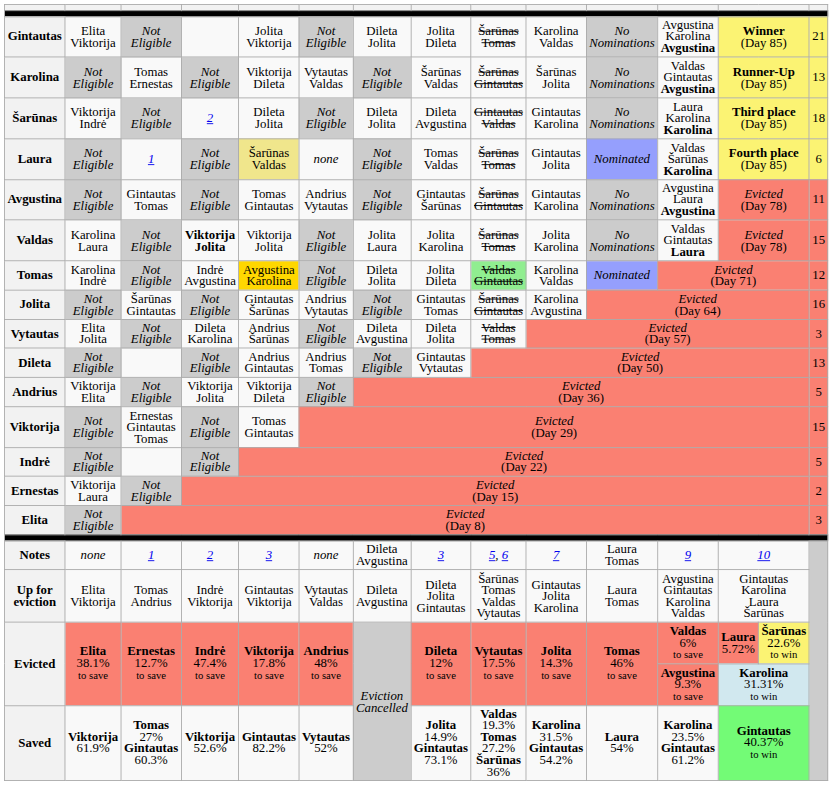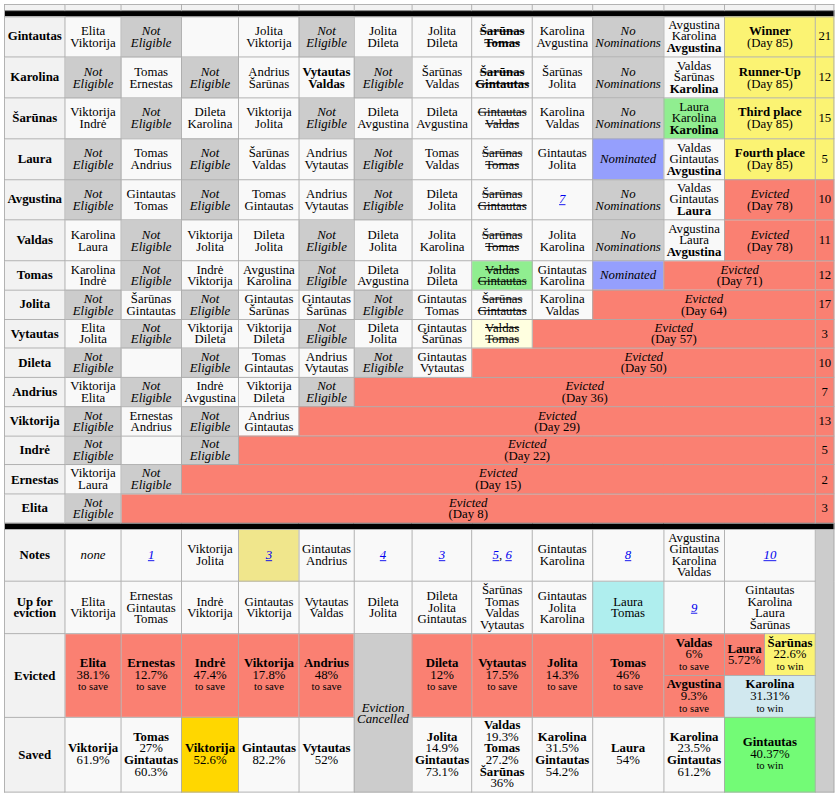(382, 37) Dileta Jolita -> (383, 37) Jolita Dileta
(499, 37) normal -> (502, 37) bold
(556, 37) Karolina Valdas -> (562, 37) Karolina Avgustina
(269, 77) Viktorija Dileta -> (269, 77) Andrius Šarūnas
(326, 77) normal -> (327, 77) bold
(499, 77) normal -> (502, 77) bold
(688, 77) Valdas Gintautas Avgustina -> (694, 77) Valdas Šarūnas Karolina
(819, 77) 13 -> (825, 77) 12
(210, 118) 2 -> (210, 118) Dileta Karolina
(269, 118) Dileta Jolita -> (269, 118) Viktorija Jolita
(382, 118) Dileta Jolita -> (383, 118) Dileta Avgustina
(556, 118) Gintautas Karolina -> (562, 118) Karolina Valdas
(688, 118) no background -> (694, 118) lightgreen background
(819, 118) 18 -> (825, 118) 15
(151, 159) 1 -> (151, 159) Tomas Andrius
(269, 159) khaki background -> (269, 159) no background
(326, 159) none -> (327, 159) Andrius Vytautas
(688, 159) Valdas Šarūnas Karolina -> (694, 159) Valdas Gintautas Avgustina
(819, 159) 6 -> (825, 159) 5
(441, 200) Gintautas Šarūnas -> (442, 200) Dileta Jolita
(556, 200) Gintautas Karolina -> (562, 200) 7
(688, 200) Avgustina Laura Avgustina -> (694, 200) Valdas Gintautas Laura
(819, 200) 11 -> (825, 200) 10
(210, 240) bold -> (210, 240) normal
(269, 240) Viktorija Jolita -> (269, 240) Dileta Jolita
(382, 240) Jolita Laura -> (383, 240) Dileta Jolita
(688, 240) Valdas Gintautas Laura -> (694, 240) Avgustina Laura Avgustina
(819, 240) 15 -> (825, 240) 11
(210, 275) Indrė Avgustina -> (210, 275) Indrė Viktorija
(269, 275) gold background -> (269, 275) no background
(382, 275) Dileta Jolita -> (383, 275) Dileta Avgustina
(556, 275) Karolina Valdas -> (562, 275) Gintautas Karolina
(326, 304) Andrius Vytautas -> (327, 304) Gintautas Šarūnas
(556, 304) Karolina Avgustina -> (562, 304) Karolina Valdas
(819, 304) 16 -> (825, 304) 17
(210, 334) Dileta Karolina -> (210, 334) Viktorija Dileta
(269, 334) Andrius Šarūnas -> (269, 334) Viktorija Dileta
(382, 334) Dileta Avgustina -> (383, 334) Dileta Jolita
(441, 334) Dileta Jolita -> (442, 334) Gintautas Šarūnas
(499, 334) no background -> (502, 334) lightyellow background
(269, 363) Andrius Gintautas -> (269, 363) Tomas Gintautas
(326, 363) Andrius Tomas -> (327, 363) Andrius Vytautas
(819, 363) 13 -> (825, 363) 10
(210, 392) Viktorija Jolita -> (210, 392) Indrė Avgustina
(819, 392) 5 -> (825, 392) 7
(151, 427) Ernestas Gintautas Tomas -> (151, 421) Ernestas Andrius
(269, 427) Tomas Gintautas -> (269, 421) Andrius Gintautas
(819, 427) 15 -> (825, 421) 13
(210, 555) 2 -> (210, 555) Viktorija Jolita
(269, 555) no background -> (269, 555) khaki background
(326, 555) none -> (327, 555) Gintautas Andrius
(382, 555) Dileta Avgustina -> (383, 555) 4
(556, 555) 7 -> (562, 555) Gintautas Karolina
(622, 555) Laura Tomas -> (628, 555) 8
(688, 555) 9 -> (694, 555) Avgustina Gintautas Karolina Valdas
(151, 596) Tomas Andrius -> (151, 607) Ernestas Gintautas Tomas
(382, 596) Dileta Avgustina -> (383, 607) Dileta Jolita
(622, 596) no background -> (628, 607) paleturquoise background
(688, 596) Avgustina Gintautas Karolina Valdas -> (694, 607) 9
(210, 743) no background -> (210, 755) gold background
